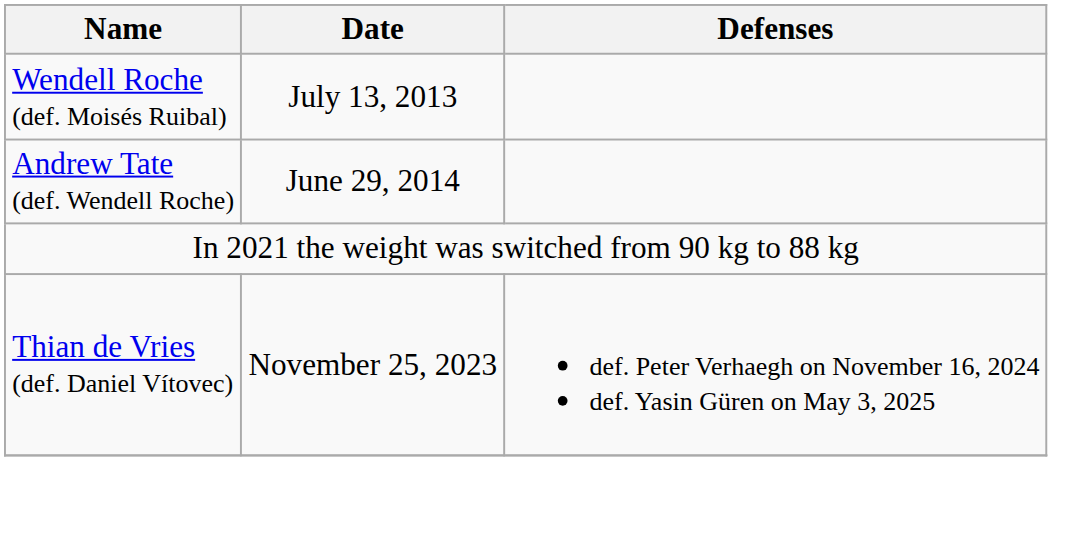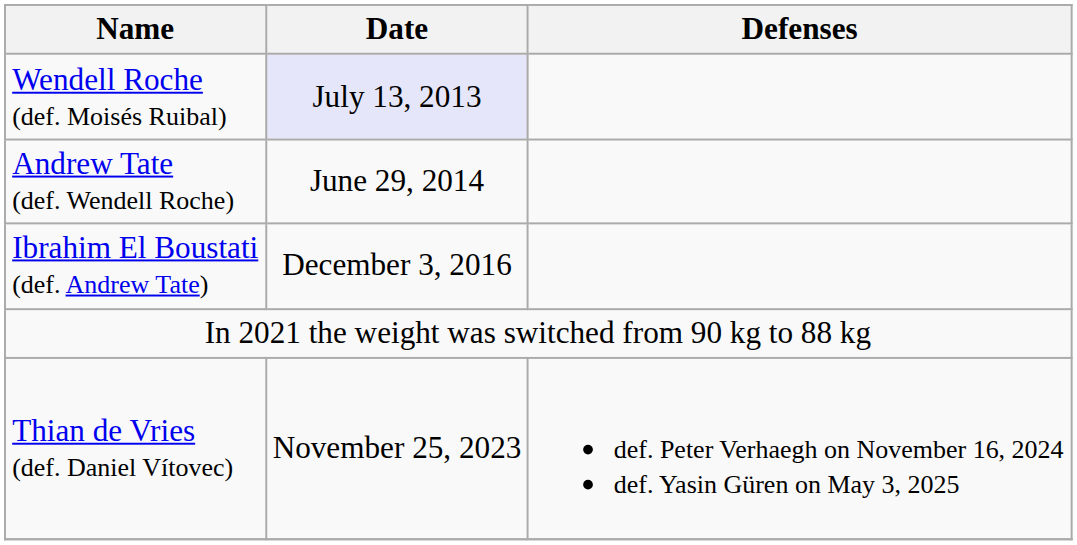(373, 96) no background -> (397, 96) lavender background
+ row: (135, 265)
